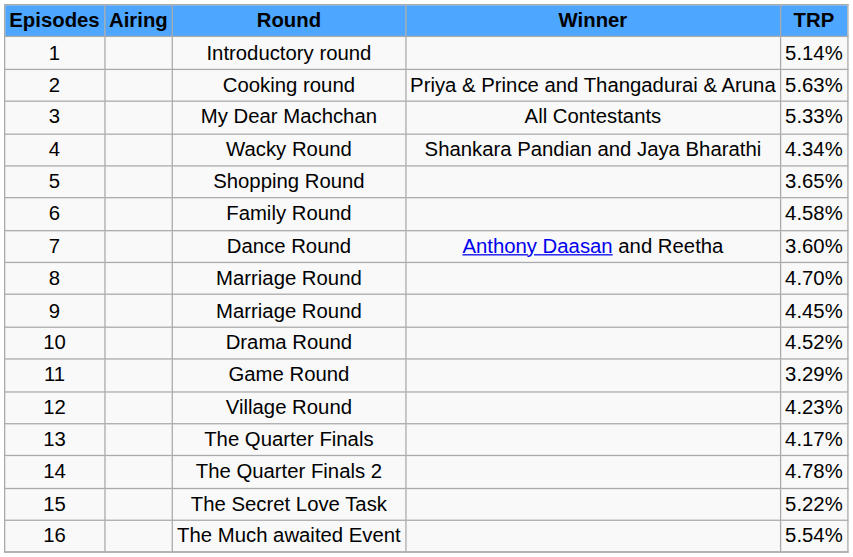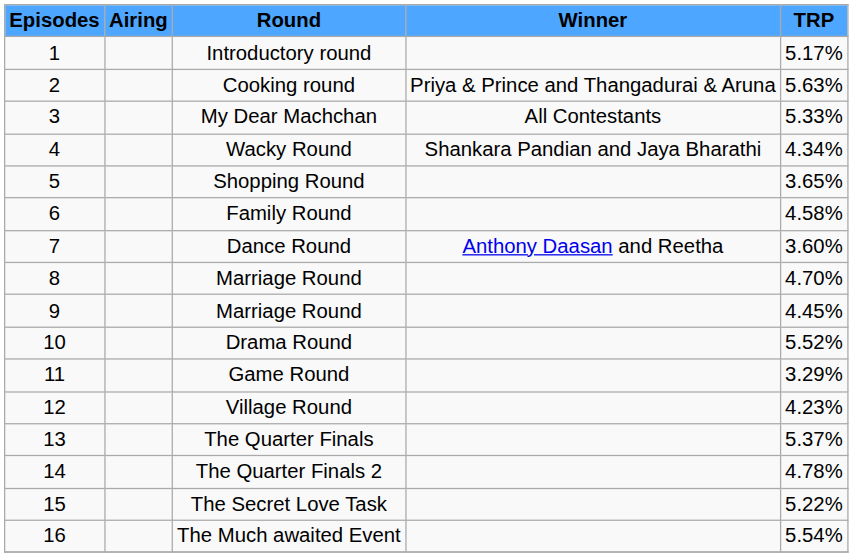(814, 52) 5.14% -> (814, 52) 5.17%
(814, 342) 4.52% -> (814, 342) 5.52%
(814, 439) 4.17% -> (814, 439) 5.37%
